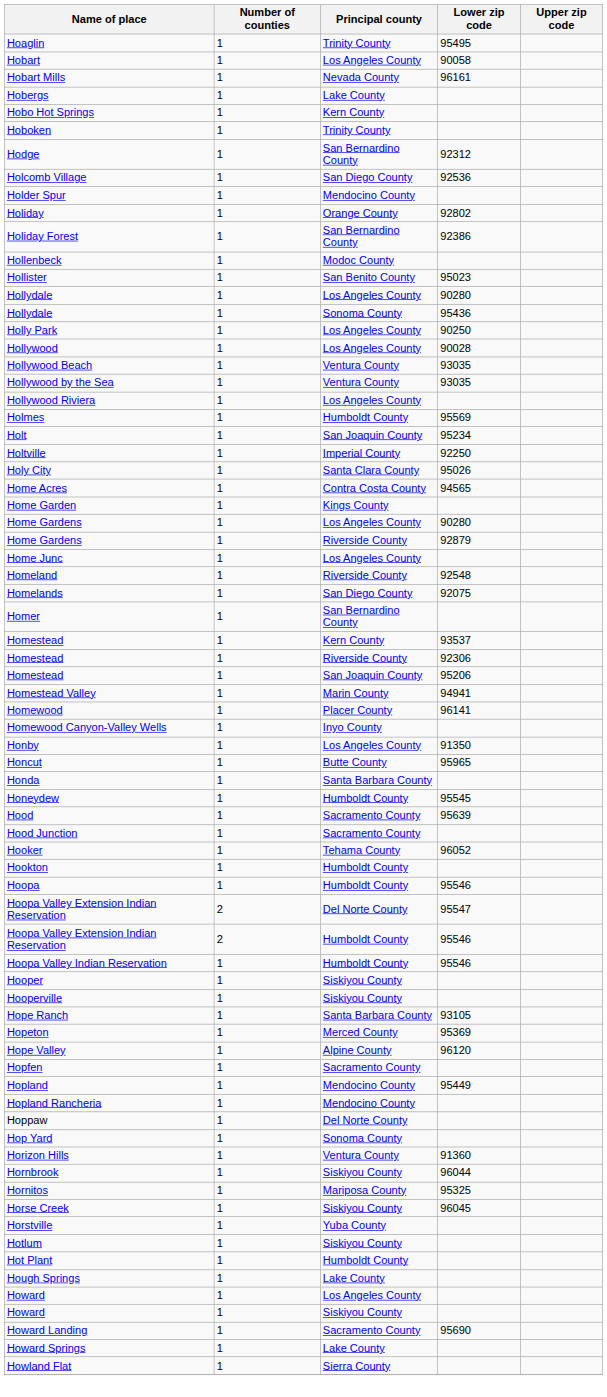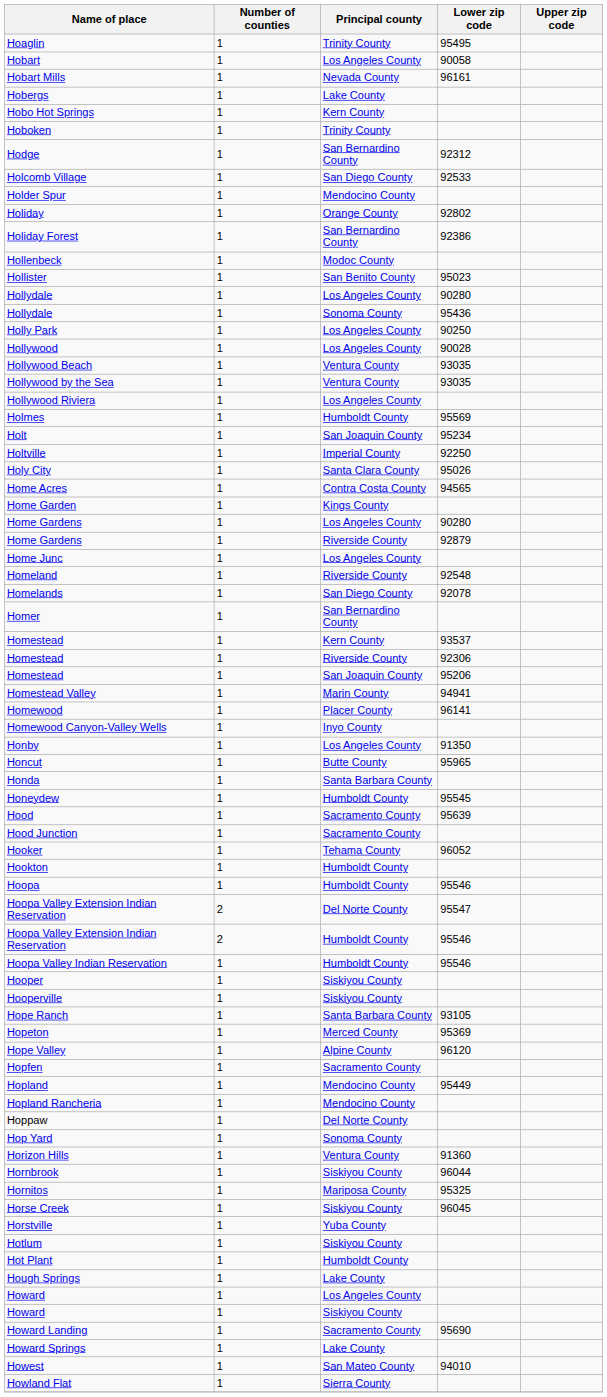(456, 178) 92536 -> (456, 178) 92533
(456, 593) 92075 -> (456, 593) 92078
+ row: (25, 1365)
